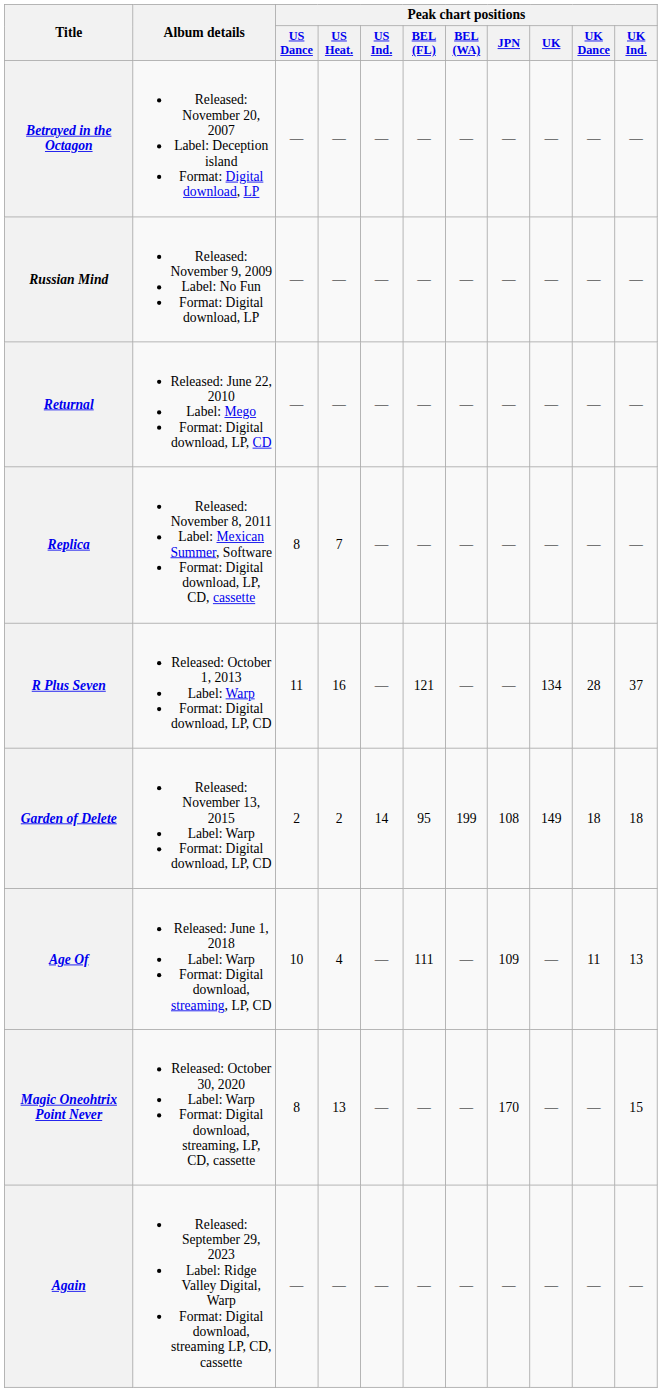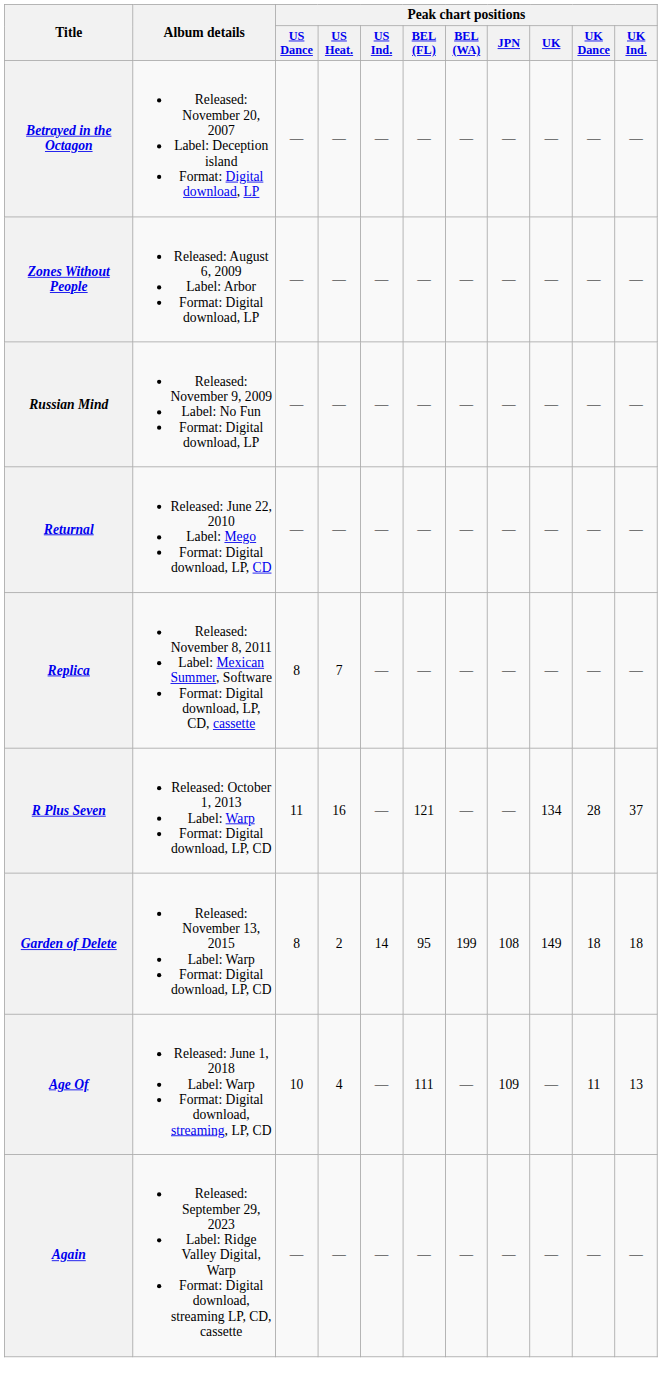+ row: (69, 279)
(297, 818) 2 -> (297, 943) 8
- row: (69, 1107)
